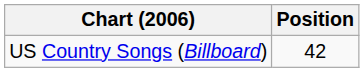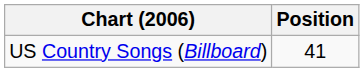(315, 51) 42 -> (315, 51) 41
